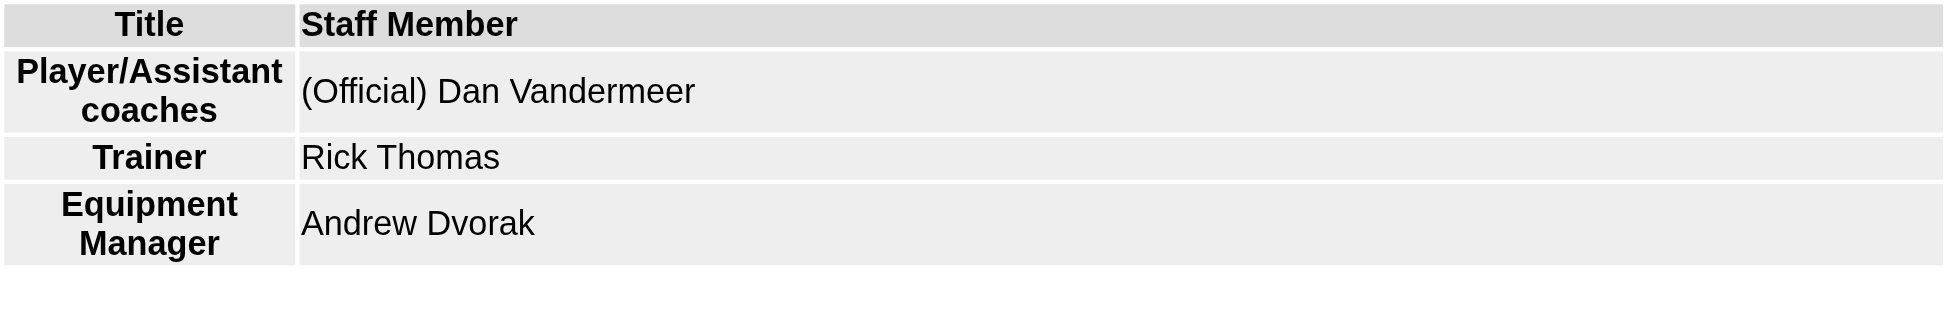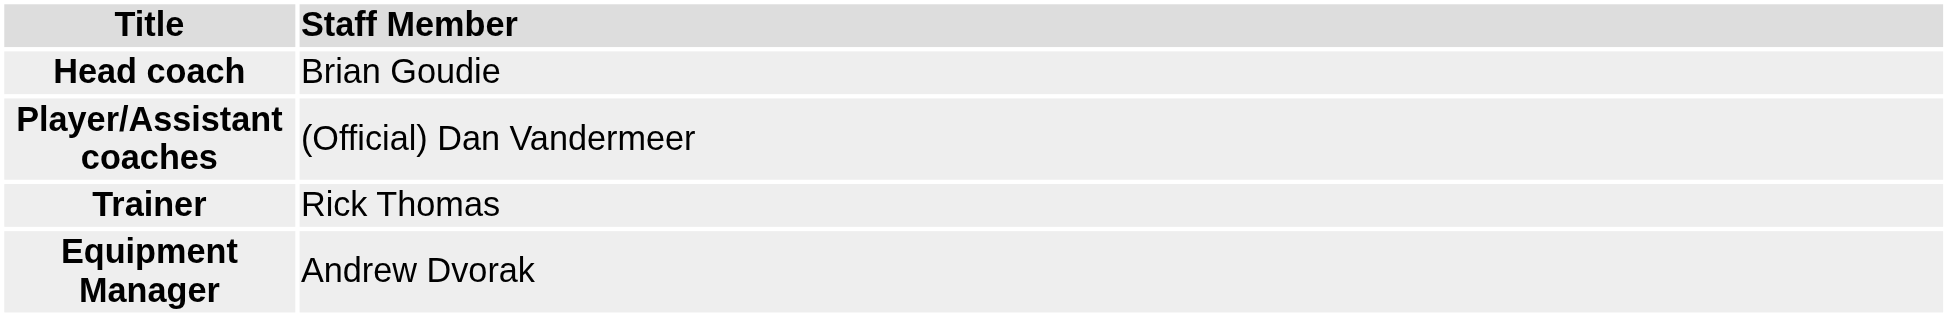+ row: (149, 72)
